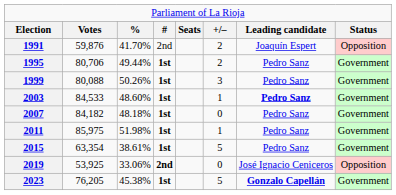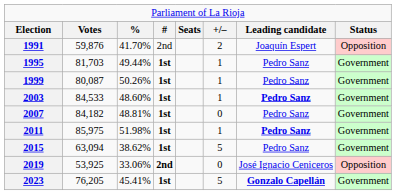(90, 63) 80,706 -> (90, 63) 81,703
(220, 63) 2 -> (220, 63) 1
(90, 80) 80,088 -> (90, 80) 80,087
(220, 80) 3 -> (220, 80) 1
(135, 114) 48.18% -> (135, 114) 48.81%
(286, 131) normal -> (286, 131) bold
(90, 148) 63,354 -> (90, 148) 63,094
(135, 148) 38.61% -> (135, 148) 38.62%
(135, 181) 45.38% -> (135, 181) 45.41%
